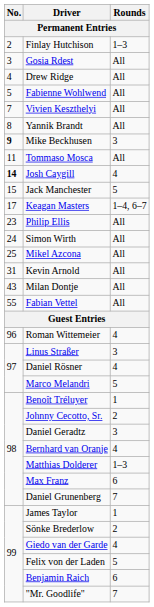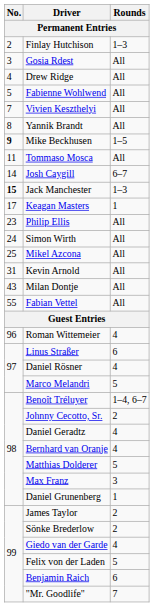(115, 141) 3 -> (120, 141) 1–5
(12, 173) bold -> (12, 173) normal
(115, 173) 4 -> (120, 173) 6–7
(12, 189) normal -> (12, 189) bold
(115, 189) 5 -> (120, 189) 1–3
(130, 206) 1–4, 6–7 -> (115, 206) 1
(115, 351) 3 -> (115, 351) 6
(115, 399) 1 -> (130, 399) 1–4, 6–7
(115, 432) 3 -> (115, 432) 4
(120, 464) 1–3 -> (115, 464) 5
(115, 480) 6 -> (115, 480) 3
(115, 496) 7 -> (115, 496) 1
(115, 512) 1 -> (115, 512) 2
